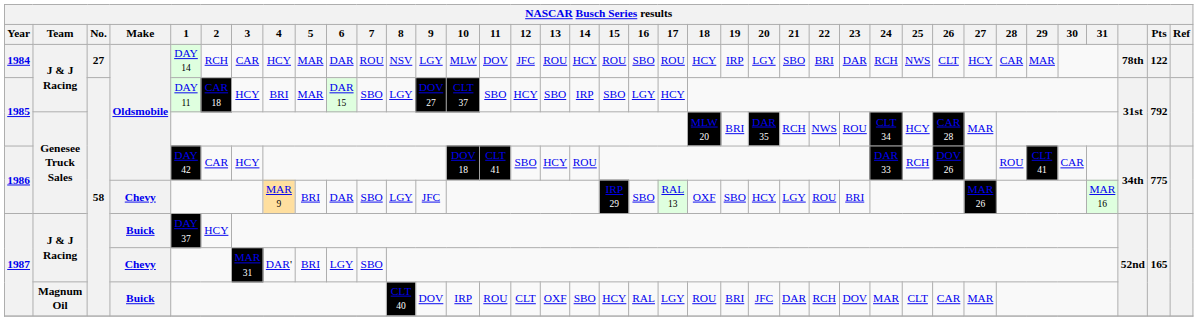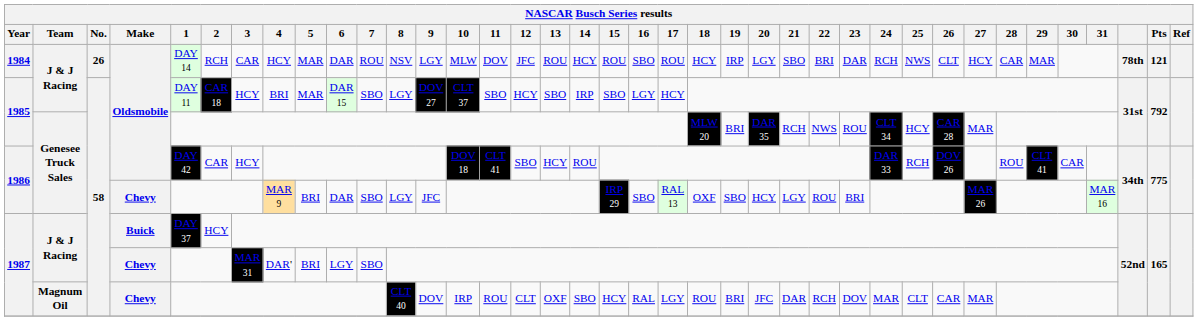(99, 60) 27 -> (99, 60) 26
(1159, 60) 122 -> (1159, 60) 121
(140, 298) Buick -> (140, 298) Chevy
